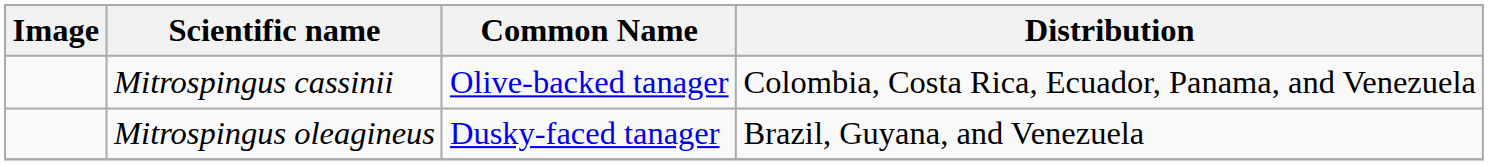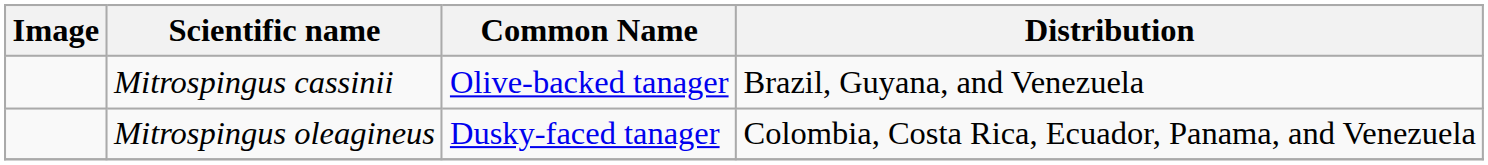(1110, 81) Colombia, Costa Rica, Ecuador, Panama, and Venezuela -> (944, 81) Brazil, Guyana, and Venezuela
(944, 133) Brazil, Guyana, and Venezuela -> (1110, 133) Colombia, Costa Rica, Ecuador, Panama, and Venezuela
